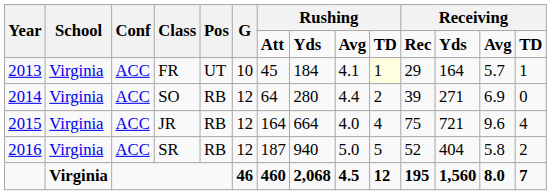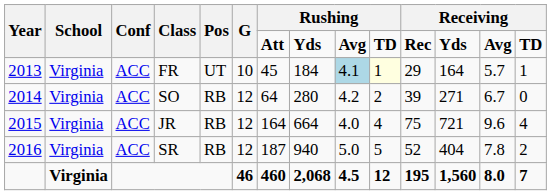(349, 70) no background -> (349, 70) lightblue background
(349, 96) 4.4 -> (349, 96) 4.2
(494, 96) 6.9 -> (494, 96) 6.7
(494, 149) 5.8 -> (494, 149) 7.8
